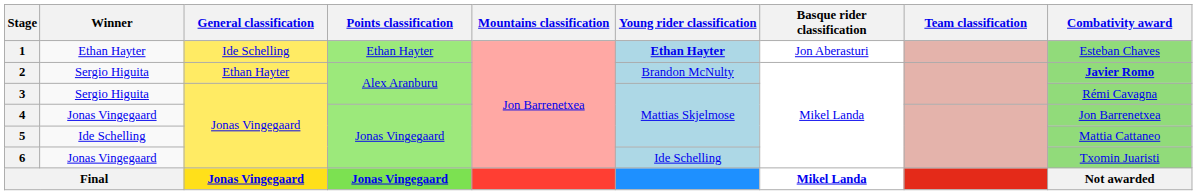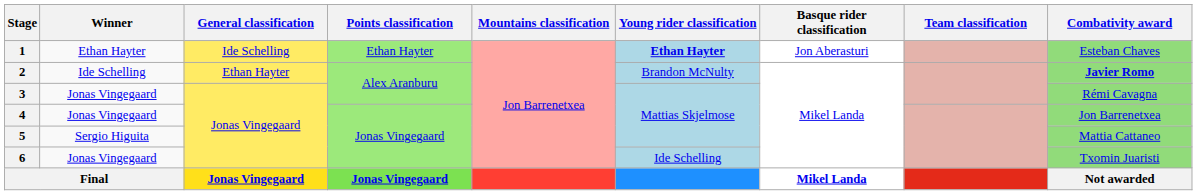(112, 73) Sergio Higuita -> (112, 73) Ide Schelling
(112, 94) Sergio Higuita -> (112, 94) Jonas Vingegaard
(112, 136) Ide Schelling -> (112, 136) Sergio Higuita
